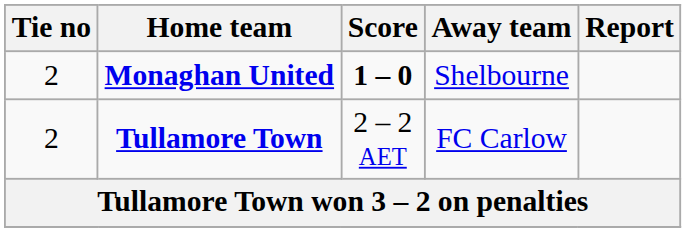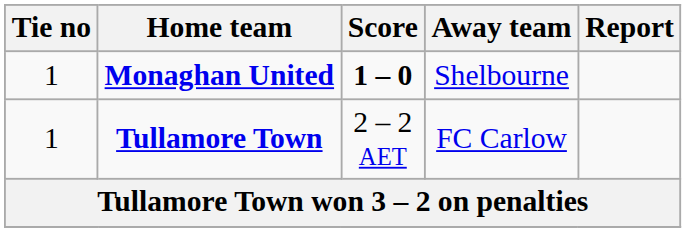(51, 74) 2 -> (51, 74) 1
(51, 138) 2 -> (51, 138) 1
